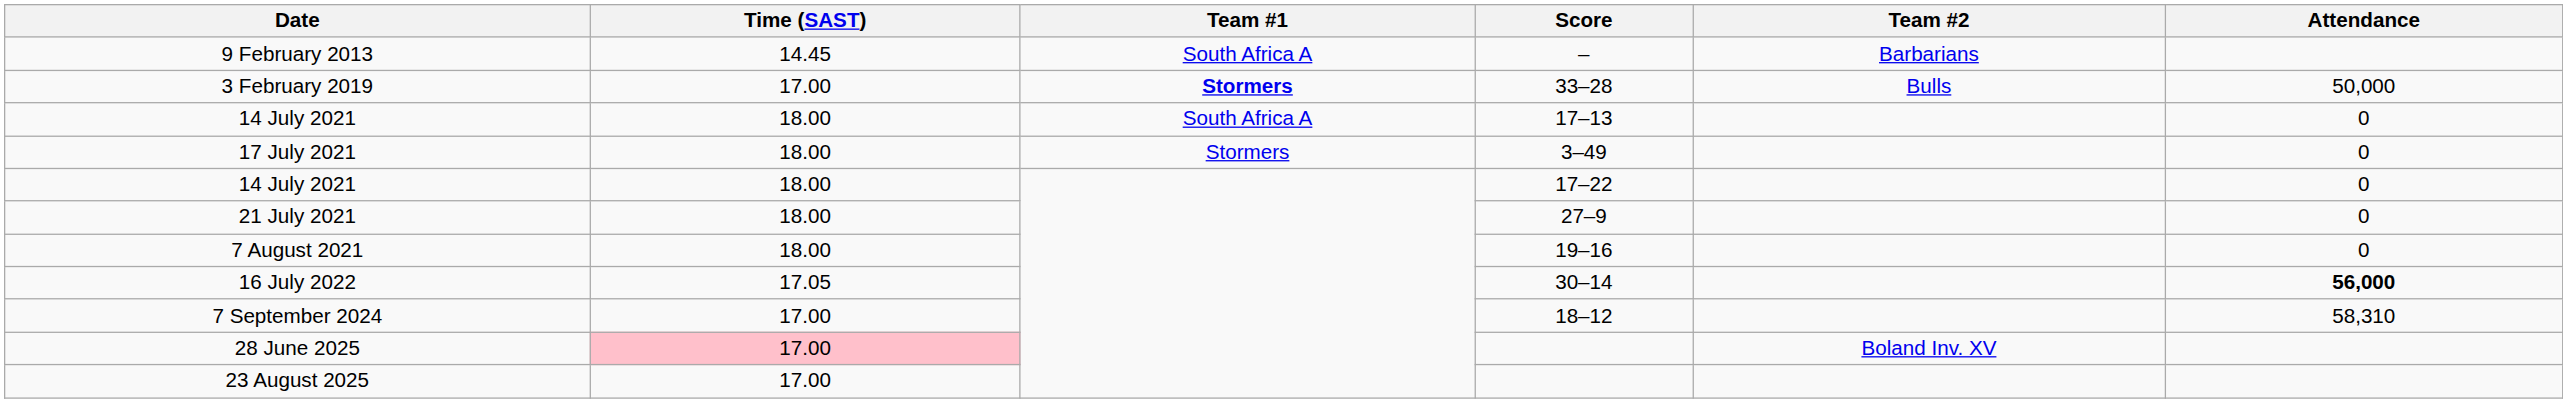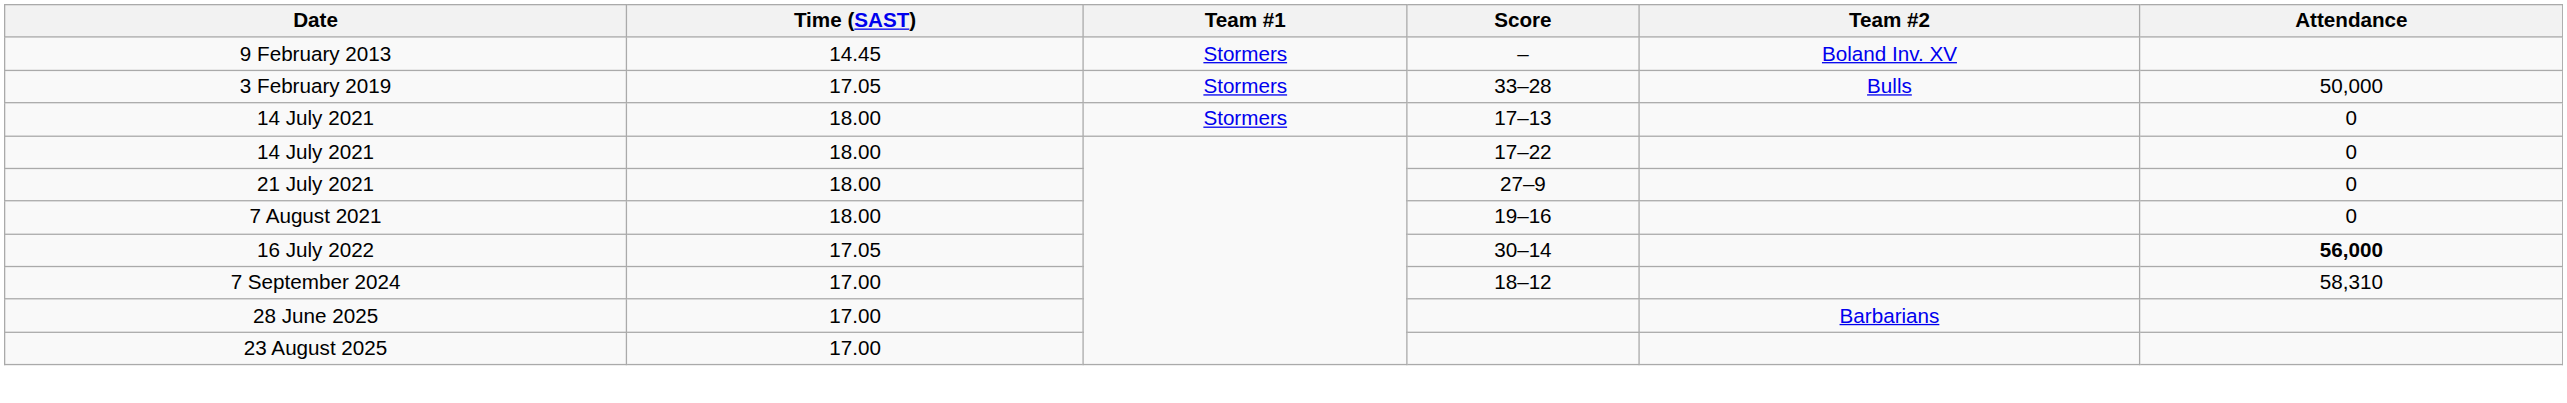(1248, 53) South Africa A -> (1245, 53) Stormers
(1929, 53) Barbarians -> (1889, 53) Boland Inv. XV
(805, 86) 17.00 -> (855, 86) 17.05
(1248, 86) bold -> (1245, 86) normal
(1248, 119) South Africa A -> (1245, 119) Stormers
- row: (297, 151)
(805, 348) pink background -> (855, 315) no background
(1929, 348) Boland Inv. XV -> (1889, 315) Barbarians
